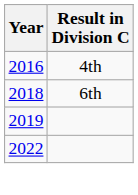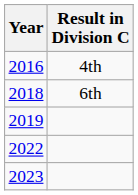+ row: (26, 176)
